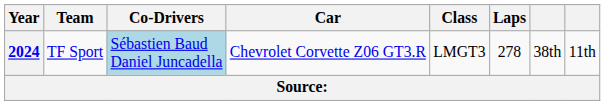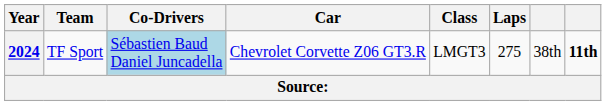(509, 52) 278 -> (509, 52) 275
(582, 52) normal -> (583, 52) bold
